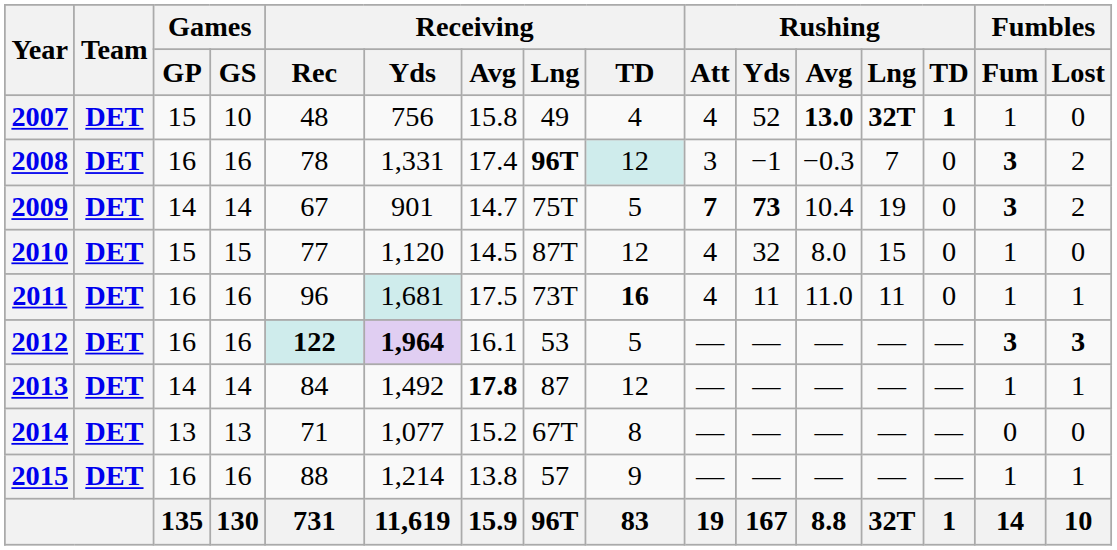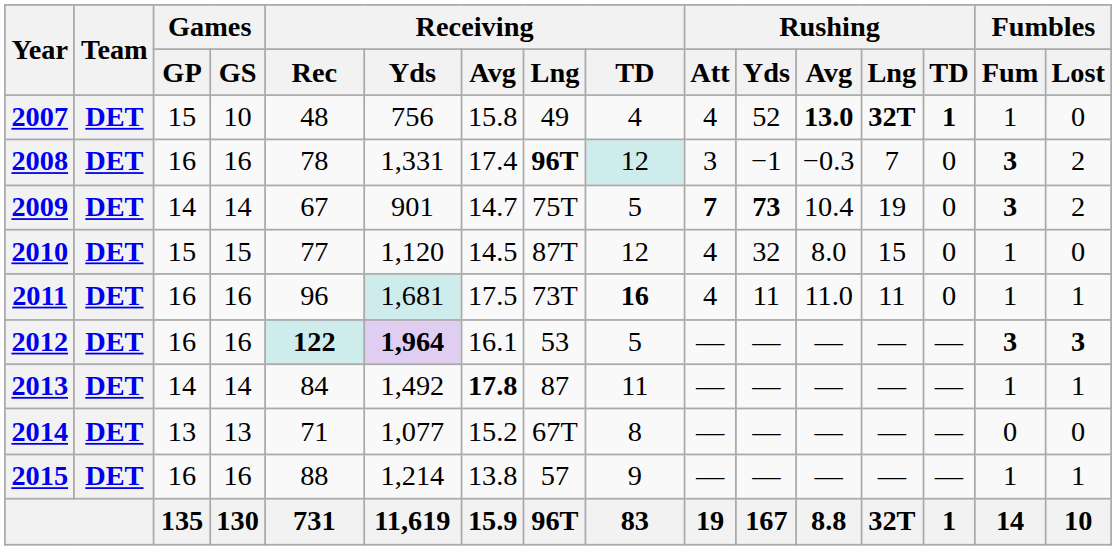(635, 386) 12 -> (635, 386) 11
